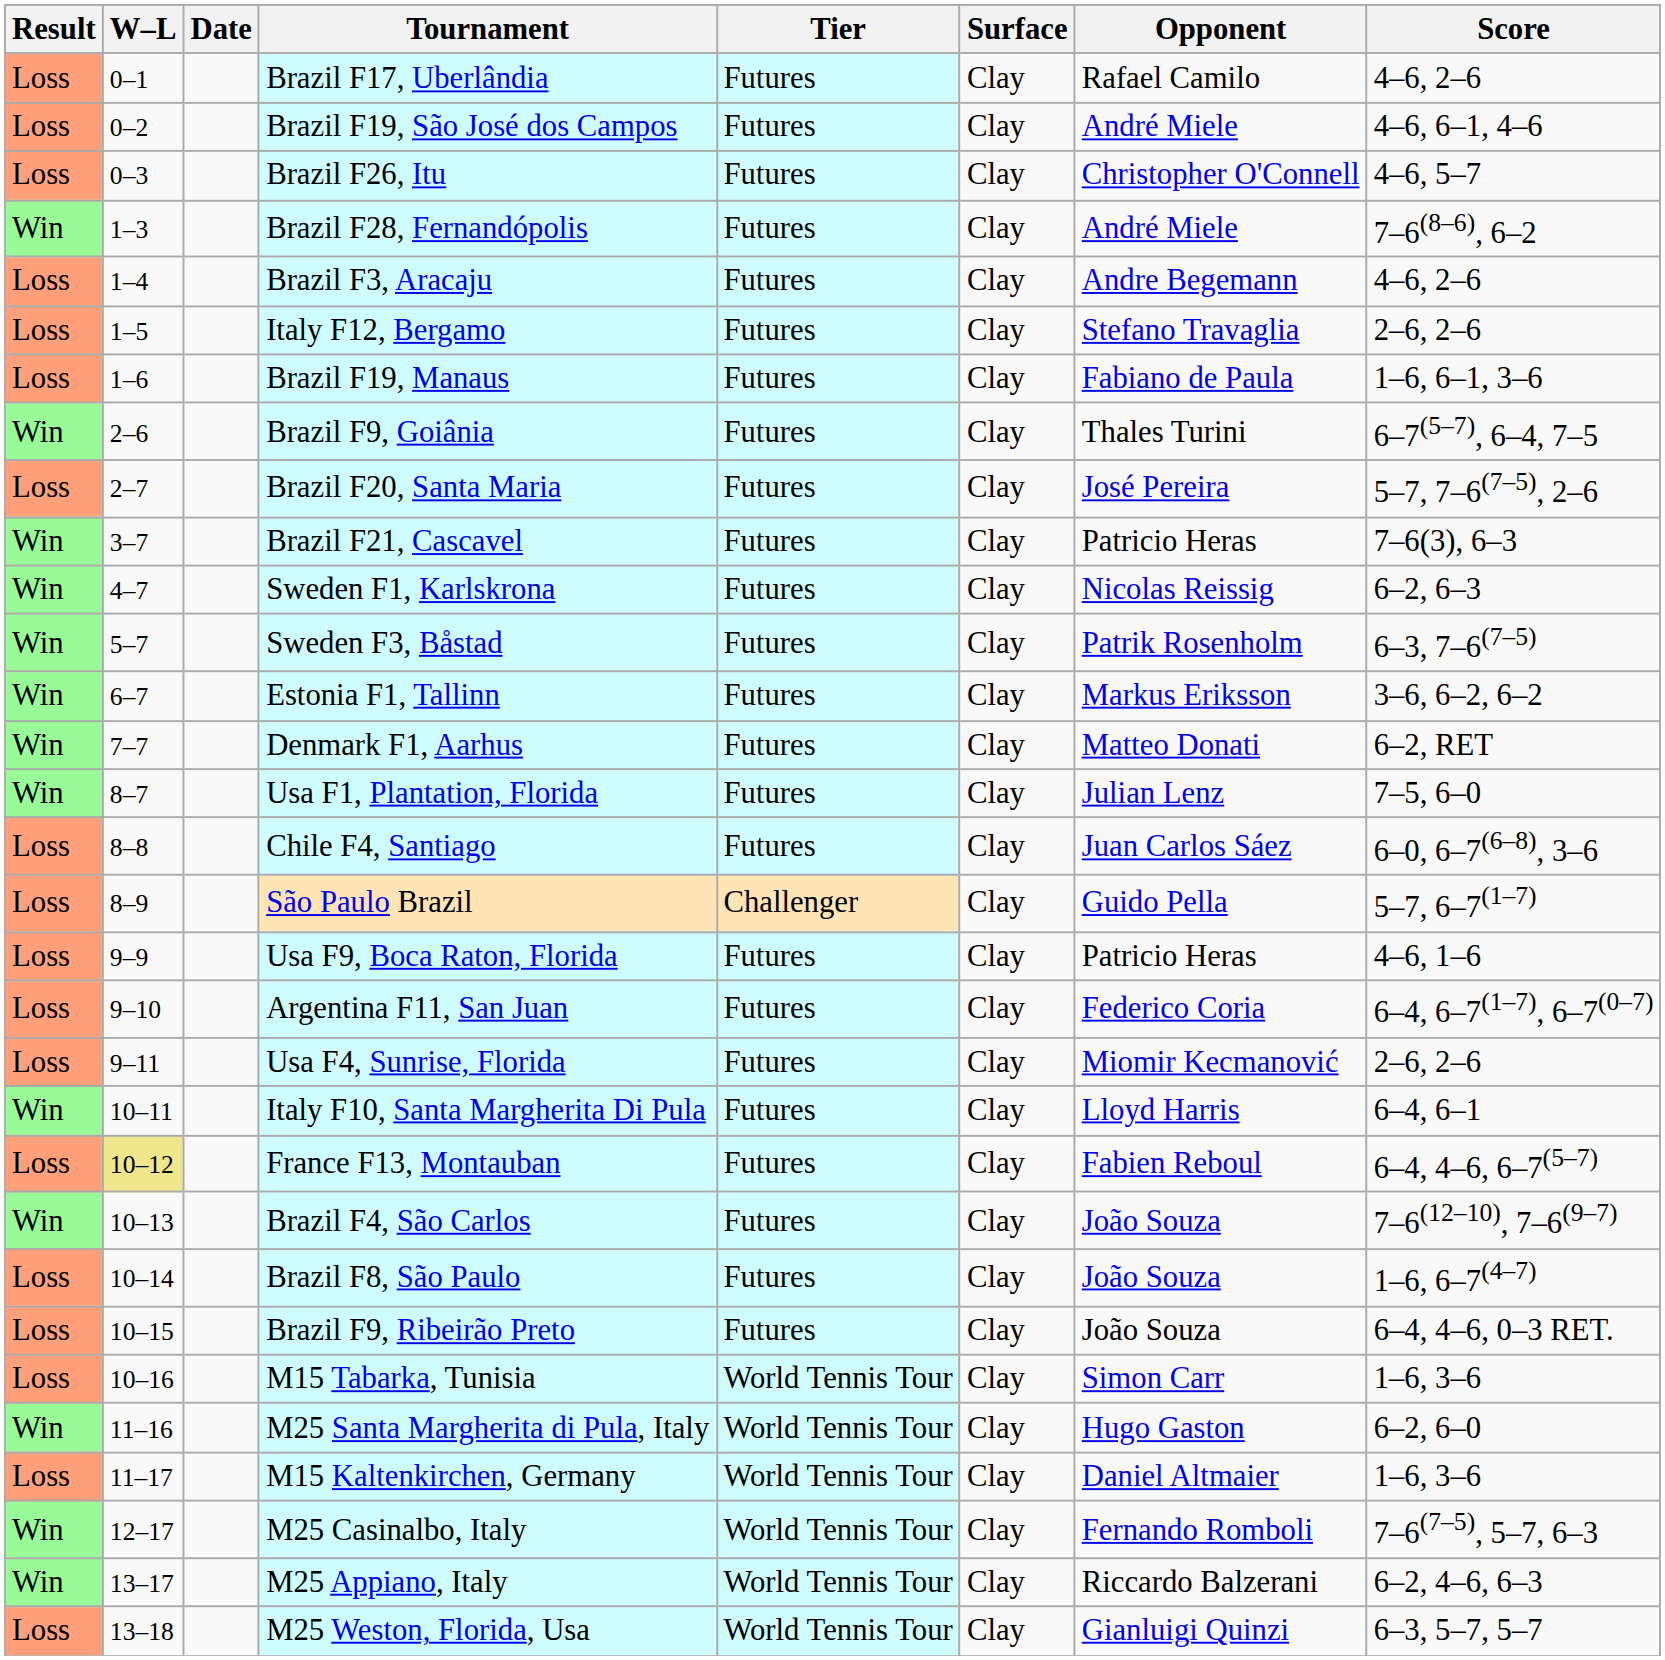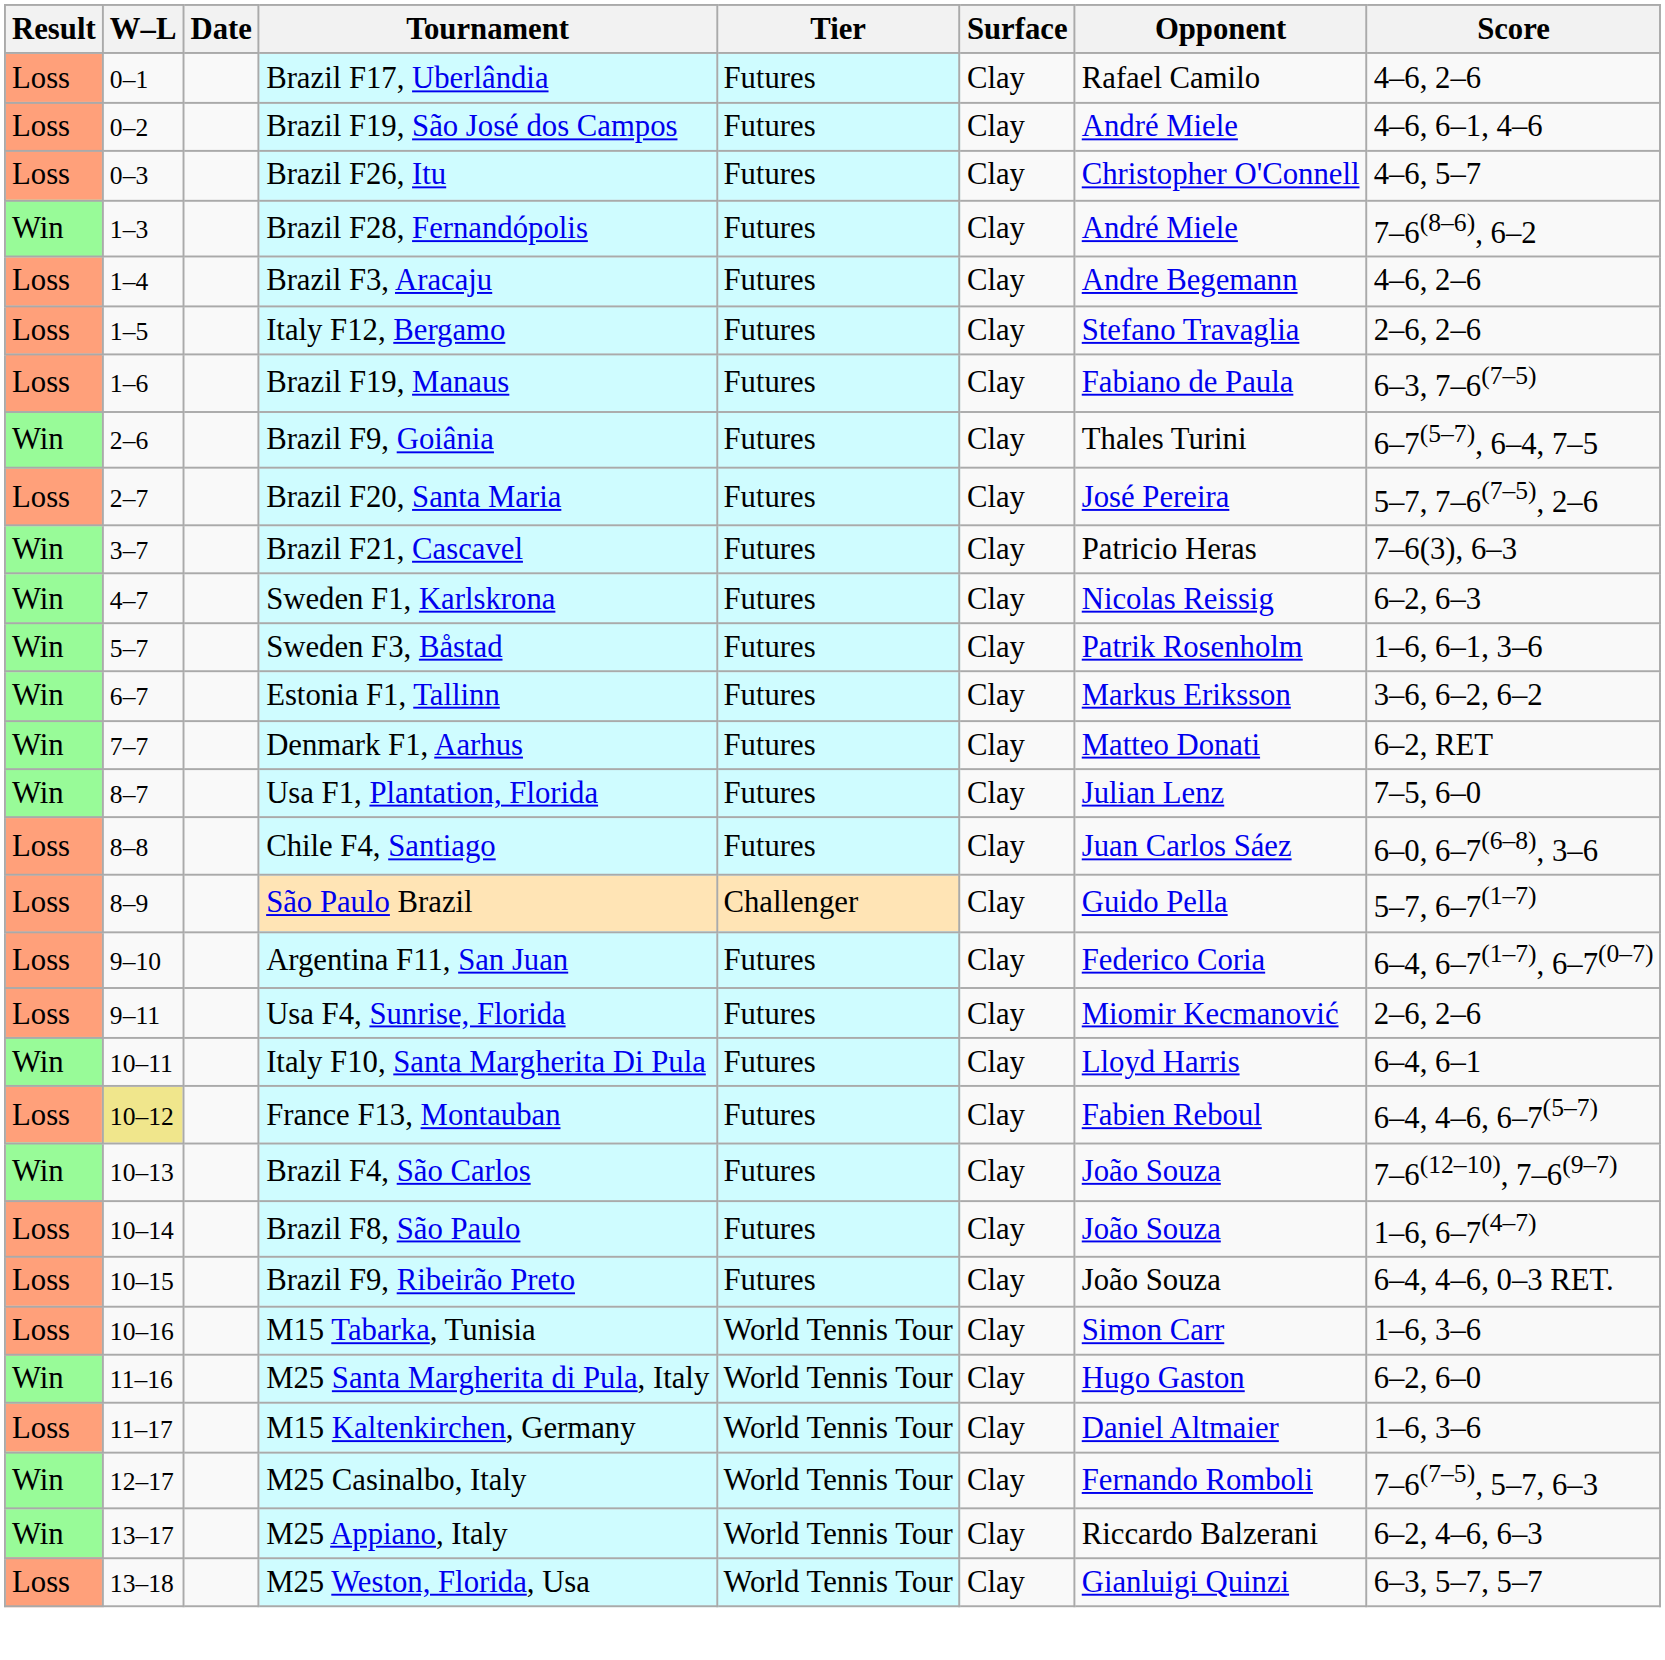(1458, 378) 1–6, 6–1, 3–6 -> (1455, 382) 6–3, 7–6(7–5)
(1455, 642) 6–3, 7–6(7–5) -> (1458, 646) 1–6, 6–1, 3–6
- row: (442, 955)
